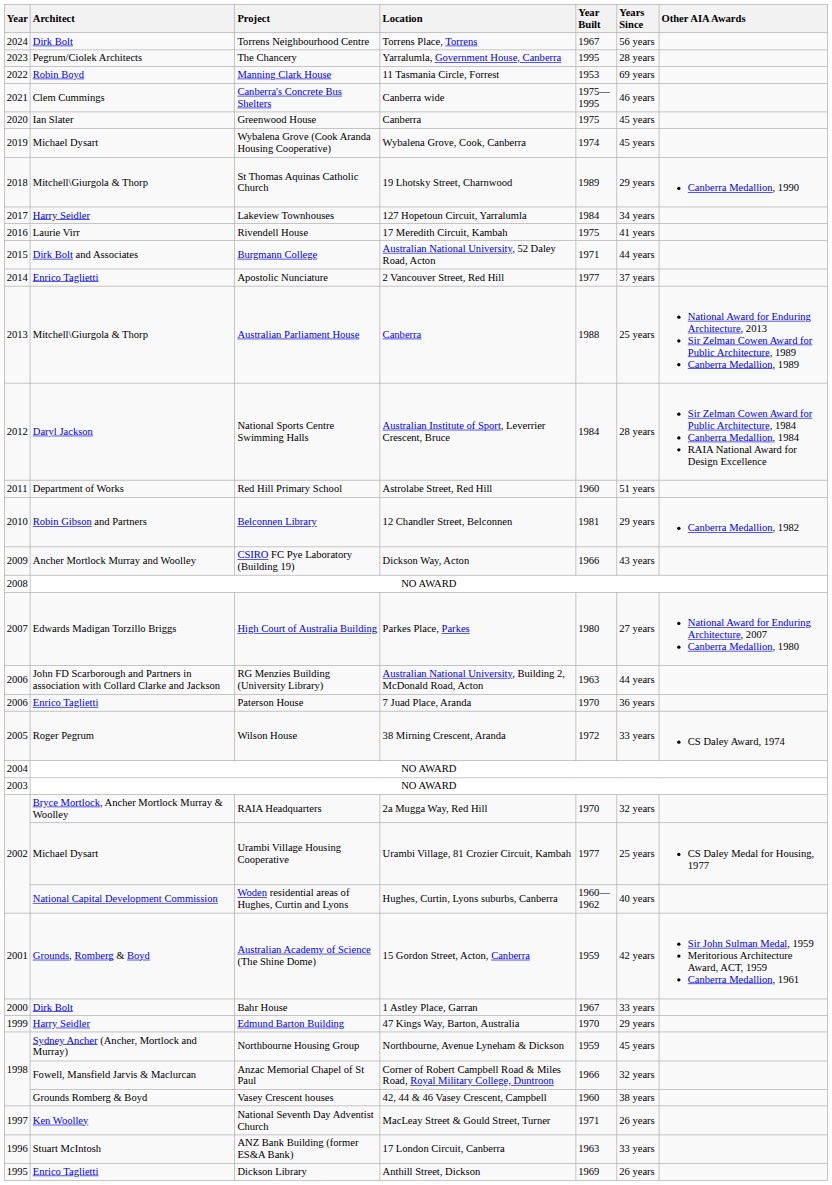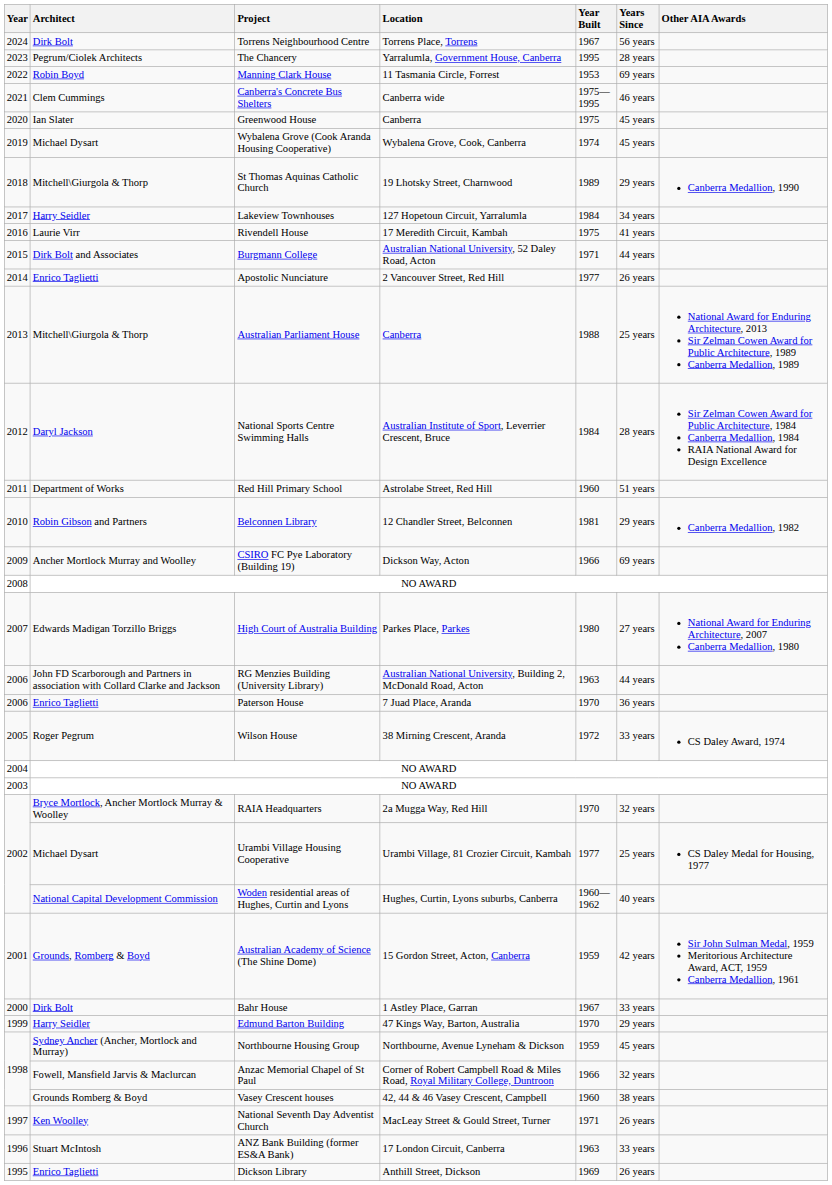(637, 277) 37 years -> (637, 277) 26 years
(637, 561) 43 years -> (637, 561) 69 years
